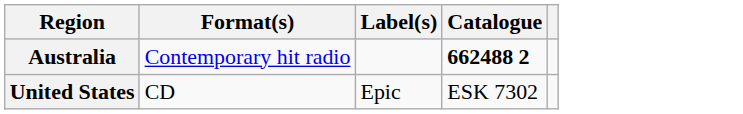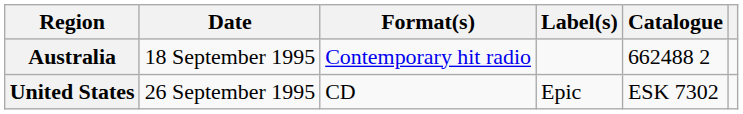+ column: (230, 21)
(488, 56) bold -> (669, 56) normal
